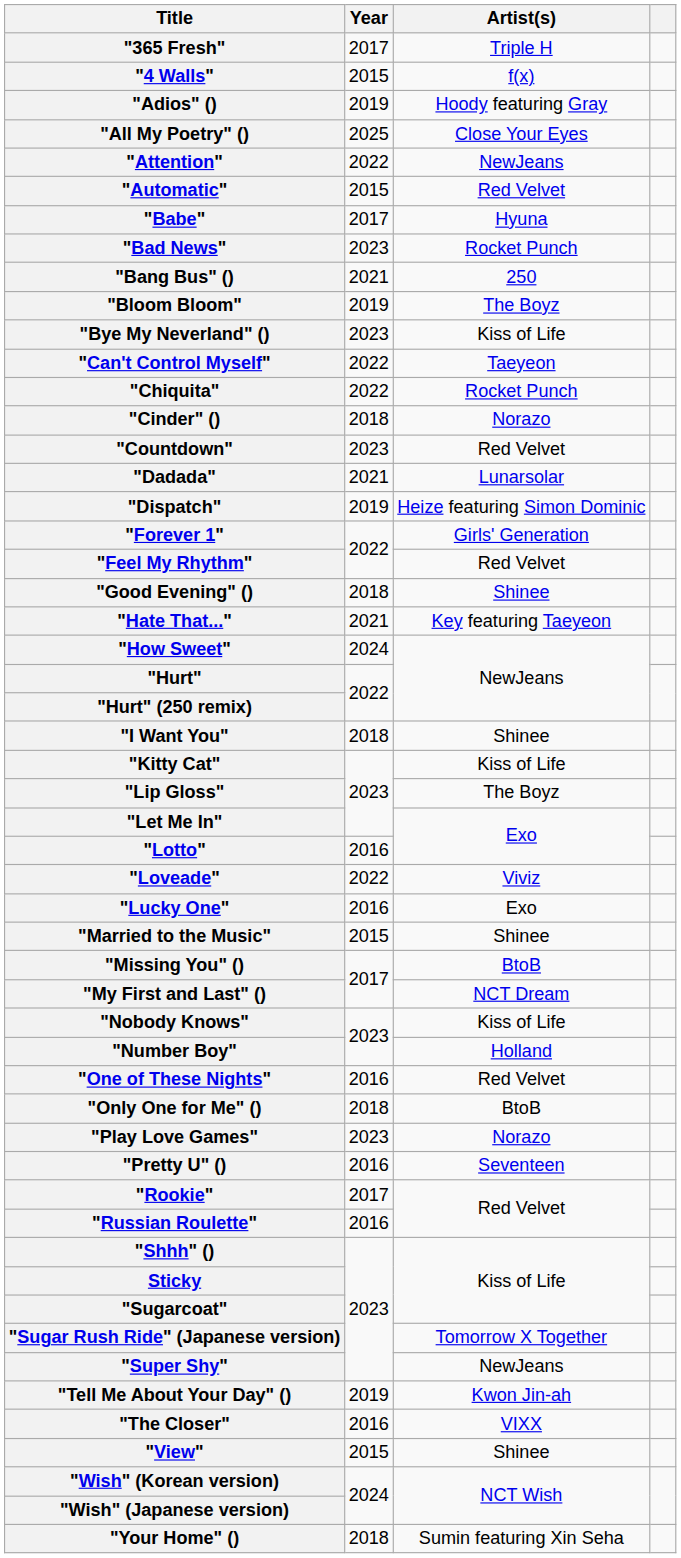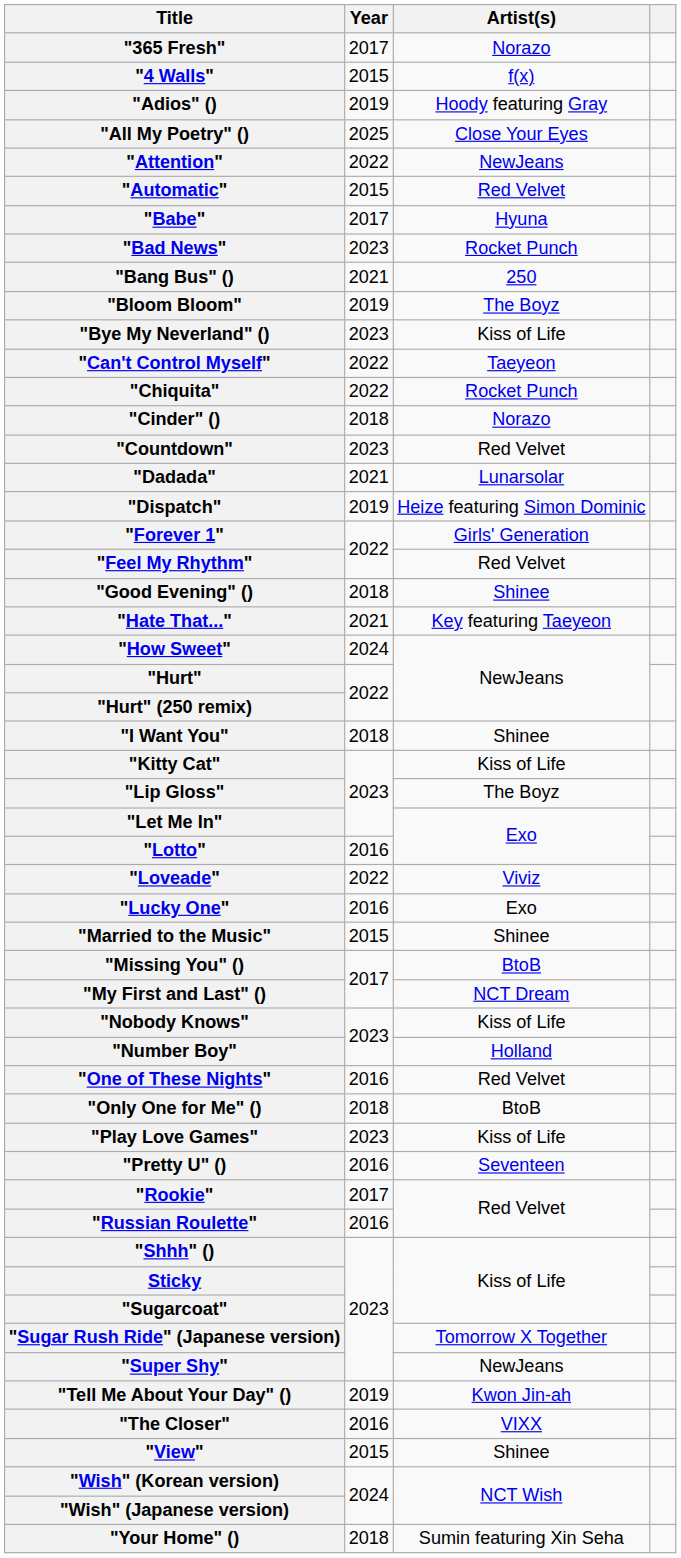(521, 47) Triple H -> (521, 47) Norazo
(521, 1137) Norazo -> (521, 1137) Kiss of Life
